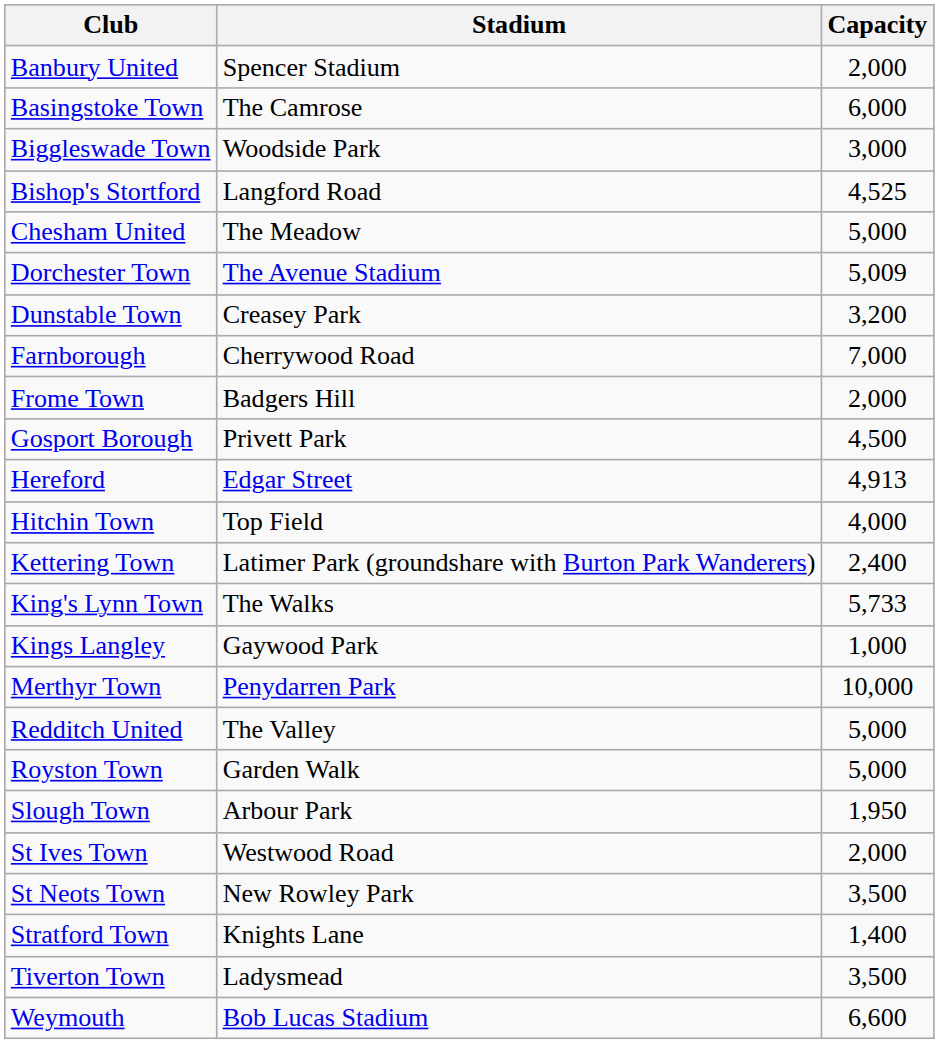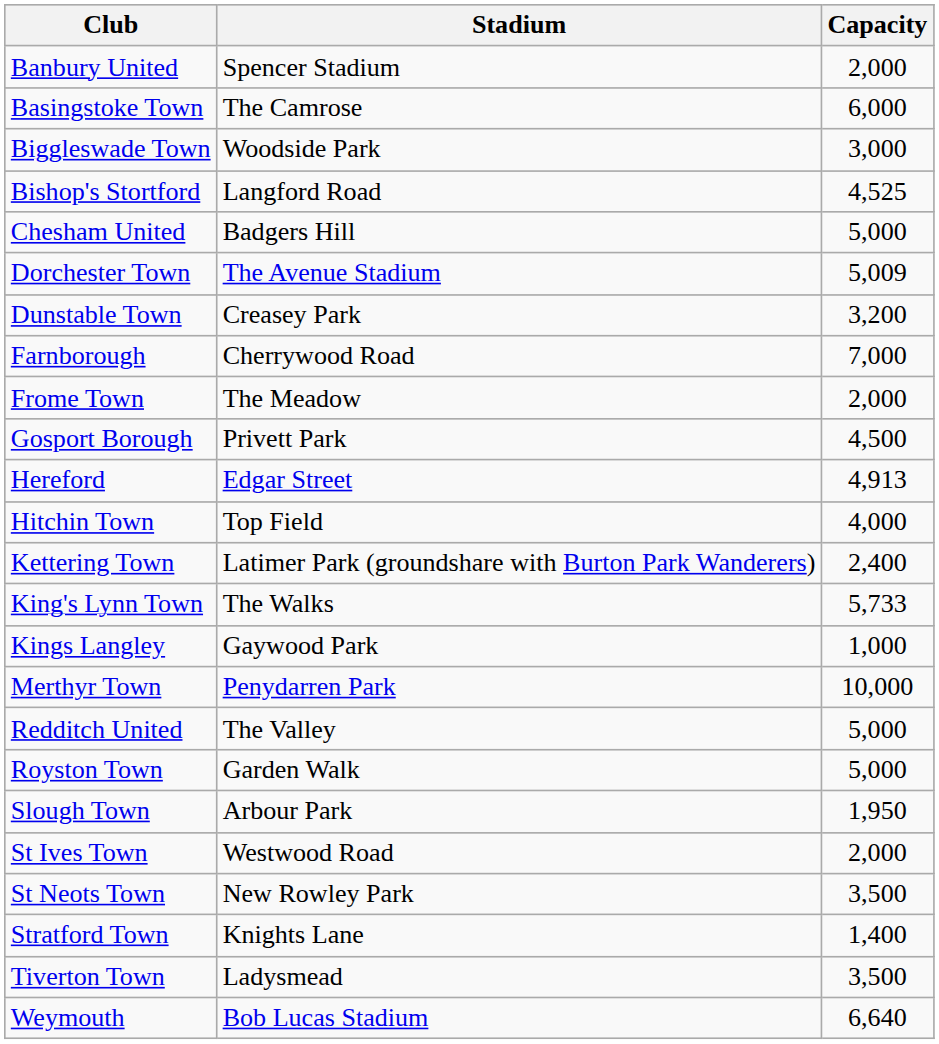(292, 231) The Meadow -> (289, 231) Badgers Hill
(289, 397) Badgers Hill -> (292, 397) The Meadow
(877, 1017) 6,600 -> (877, 1017) 6,640
